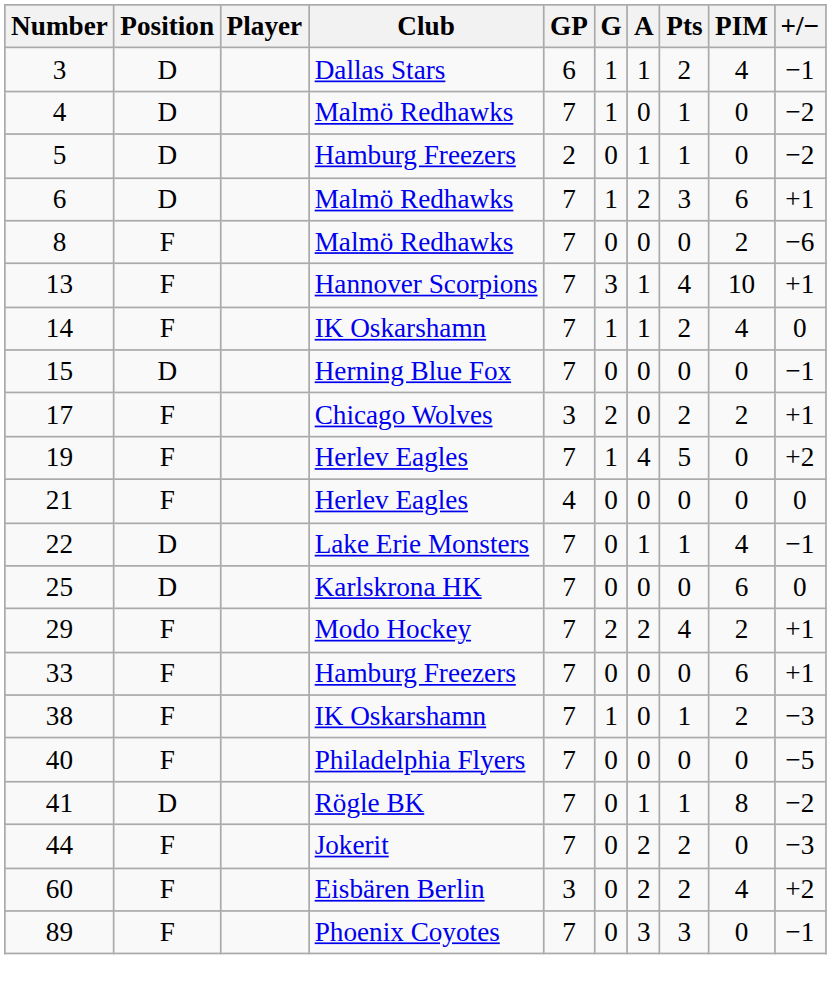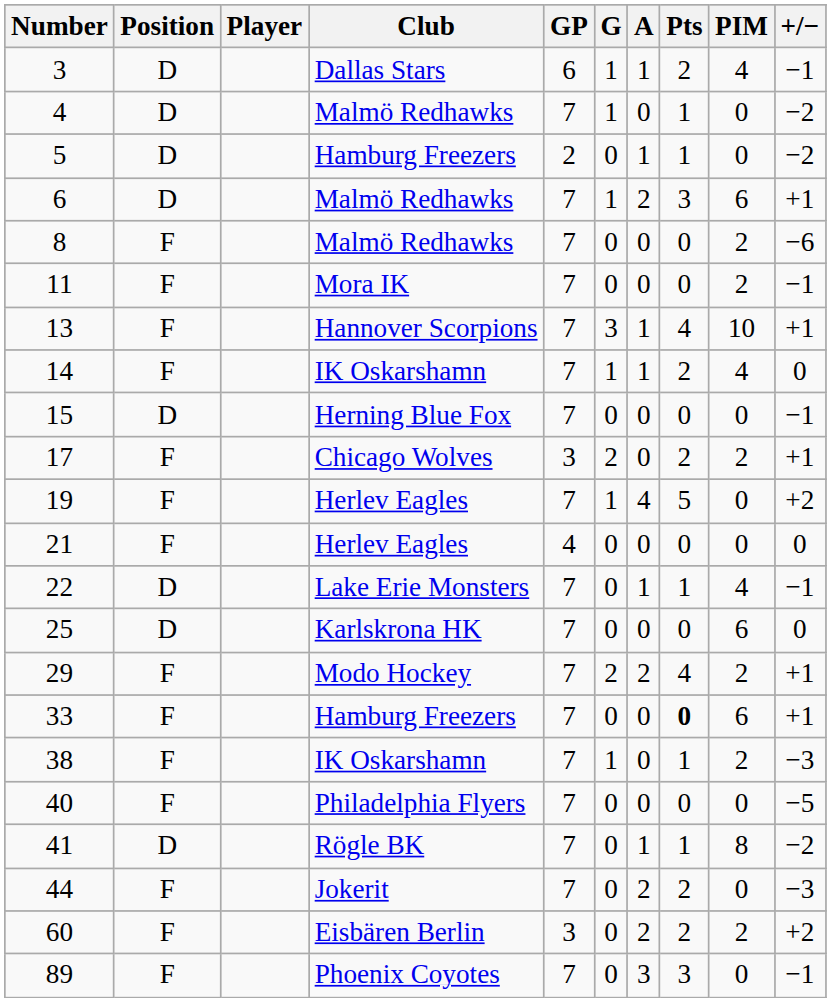+ row: (59, 284)
(684, 673) normal -> (684, 716) bold
(742, 888) 4 -> (742, 931) 2
